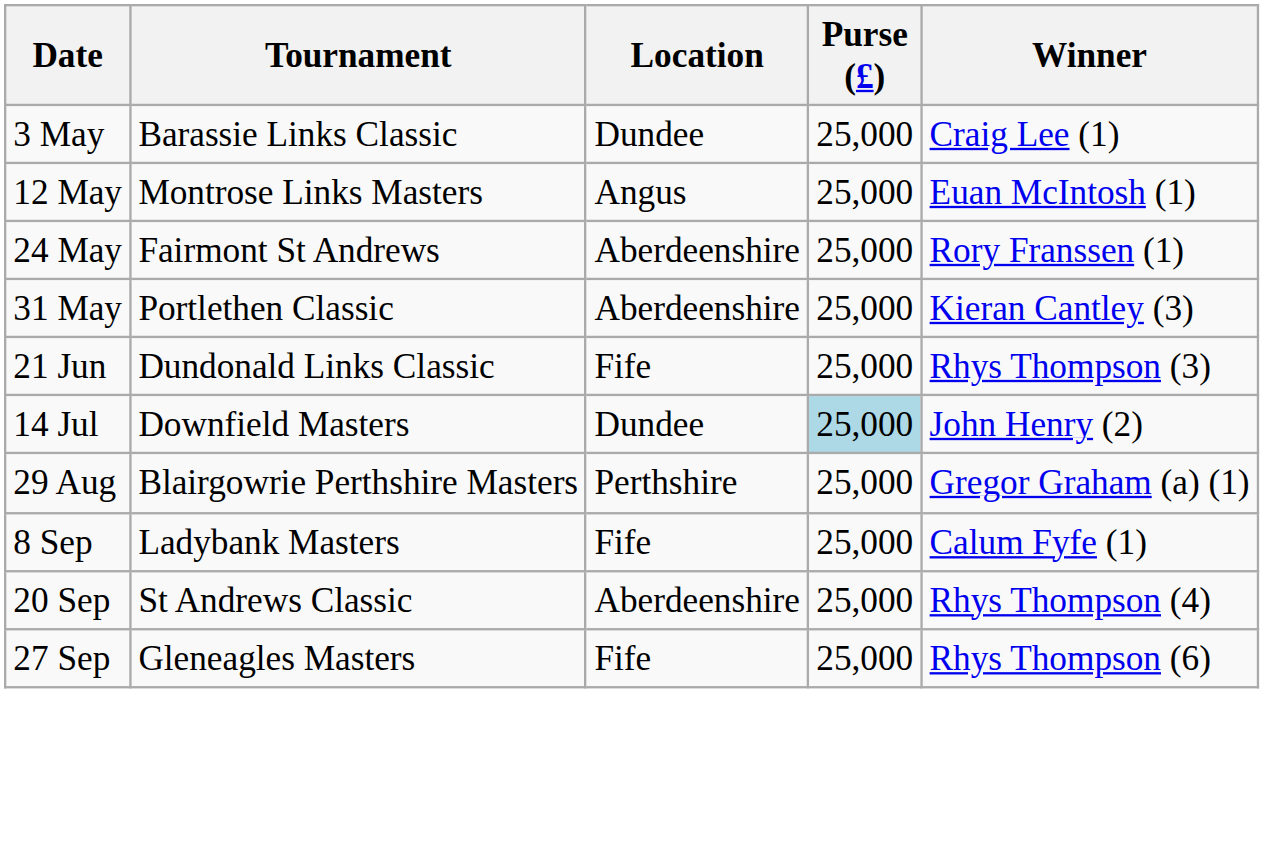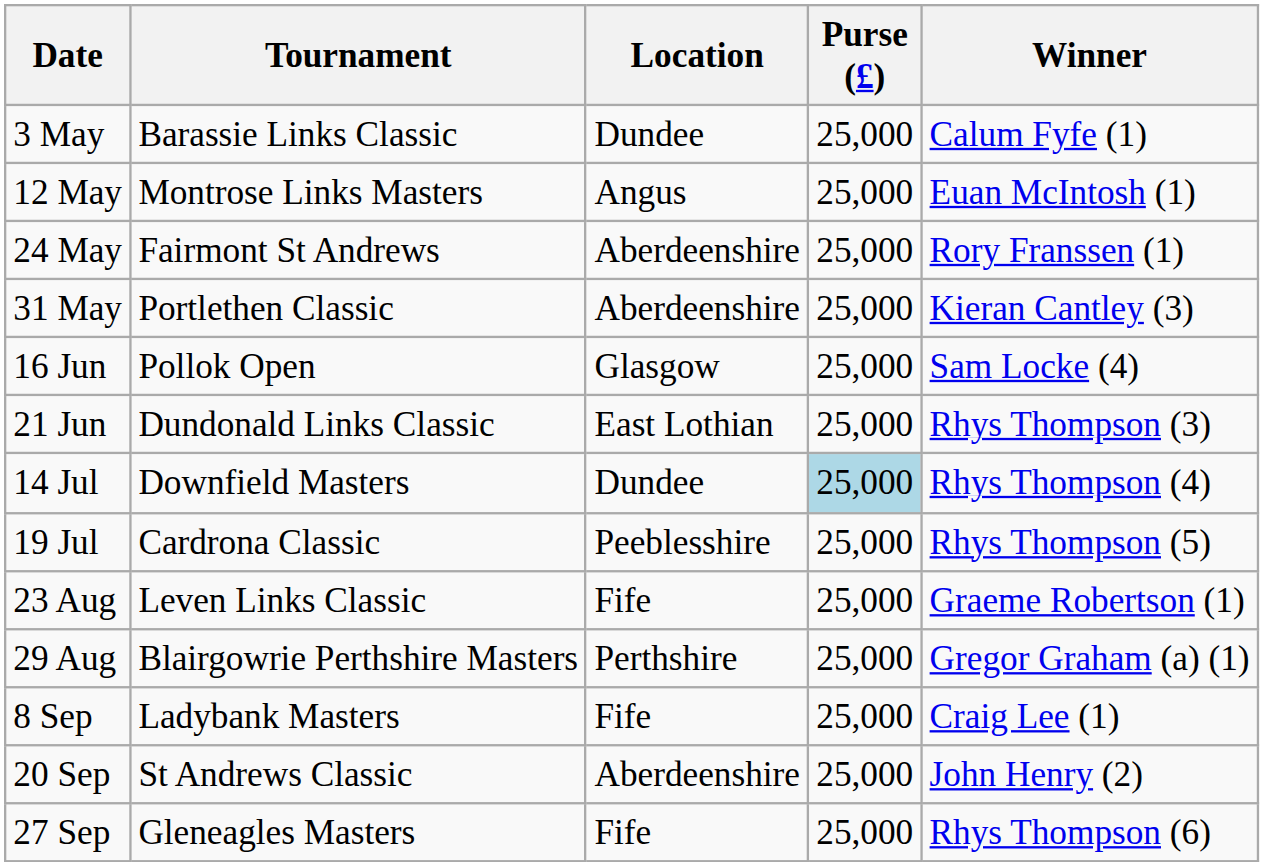(1025, 133) Craig Lee (1) -> (1038, 133) Calum Fyfe (1)
+ row: (60, 366)
(623, 366) Fife -> (684, 424) East Lothian
(1036, 424) John Henry (2) -> (1070, 482) Rhys Thompson (4)
+ row: (56, 540)
+ row: (65, 598)
(1038, 540) Calum Fyfe (1) -> (1025, 715) Craig Lee (1)
(1070, 598) Rhys Thompson (4) -> (1036, 773) John Henry (2)
